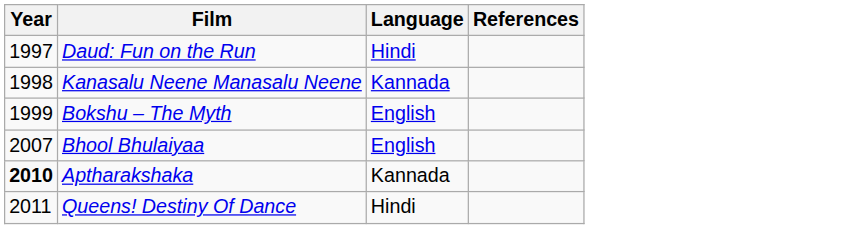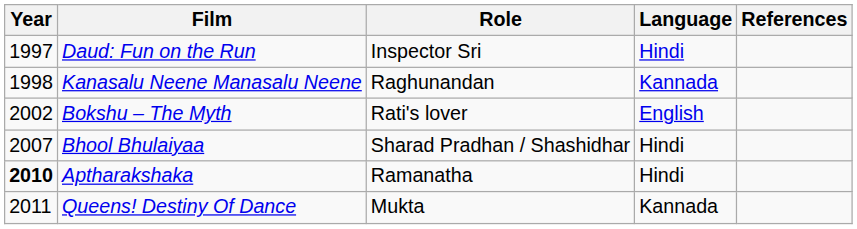+ column: (501, 20)
(31, 113) 1999 -> (31, 113) 2002
(403, 144) English -> (662, 144) Hindi
(410, 176) Kannada -> (662, 176) Hindi
(393, 207) Hindi -> (679, 207) Kannada
